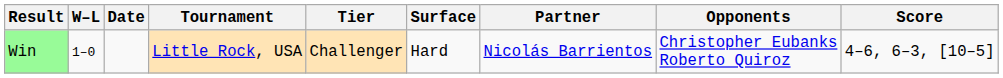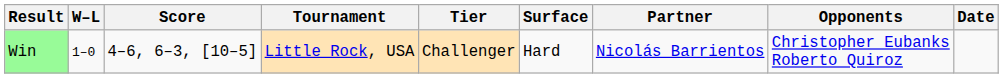columns swapped: (126, 17) <-> (920, 17)
